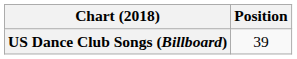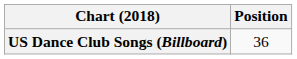(261, 41) 39 -> (261, 41) 36
